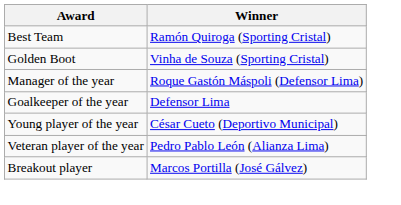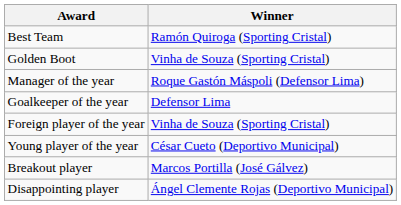+ row: (76, 123)
- row: (76, 145)
+ row: (63, 189)
